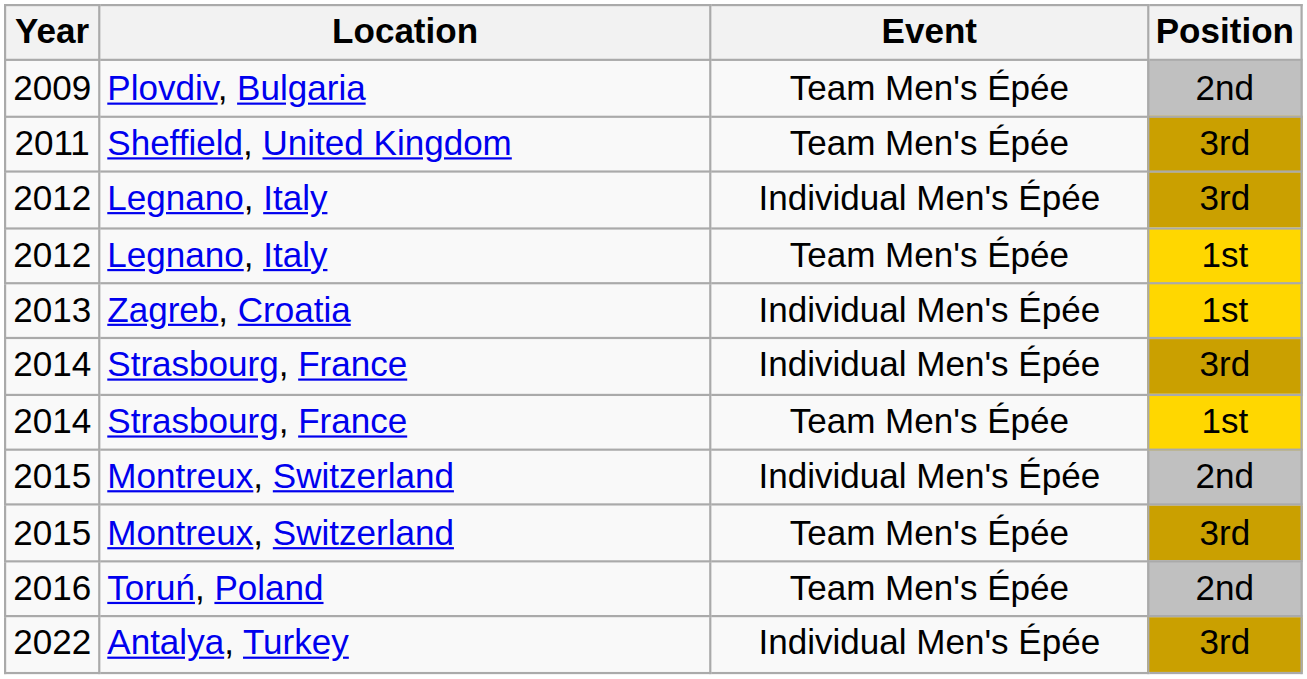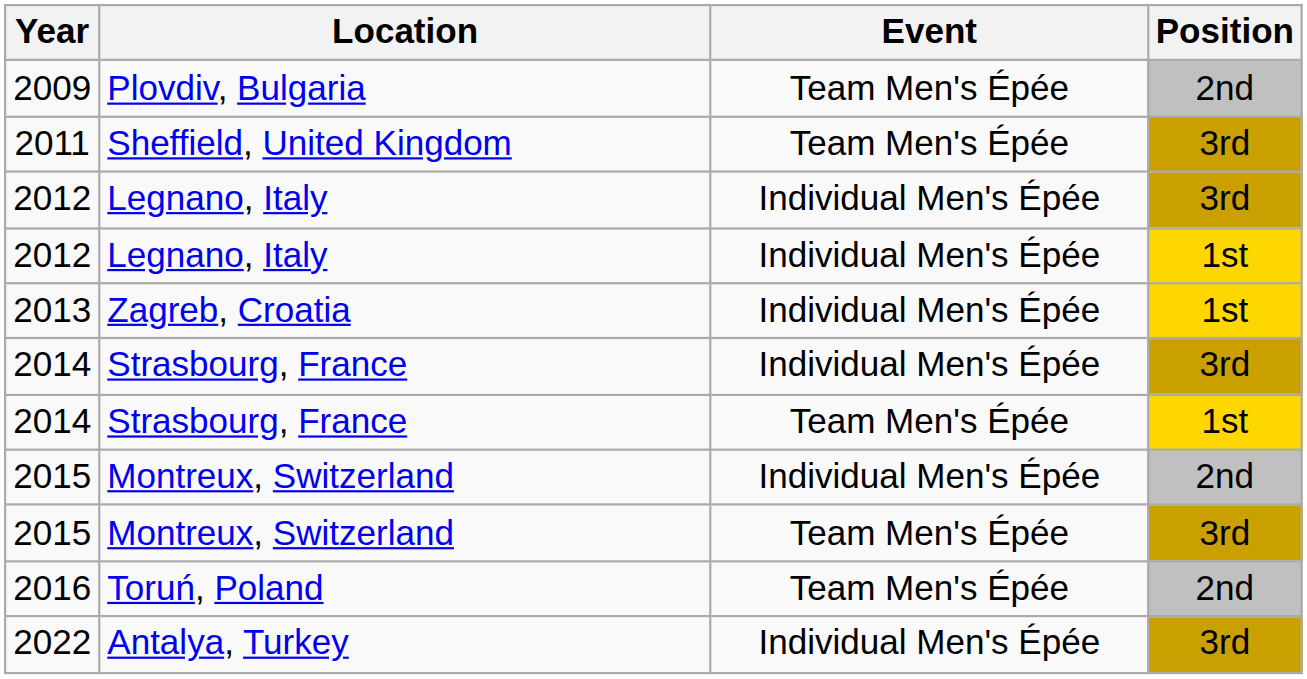(929, 254) Team Men's Épée -> (929, 254) Individual Men's Épée
